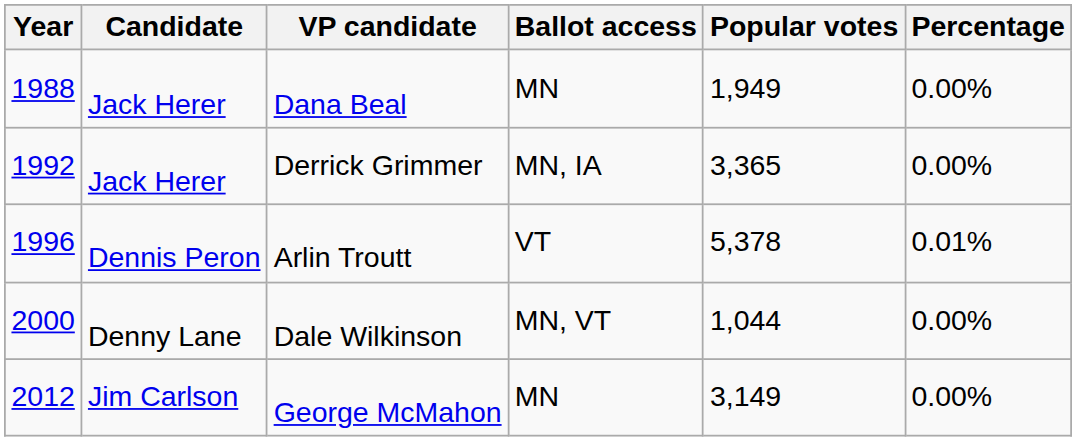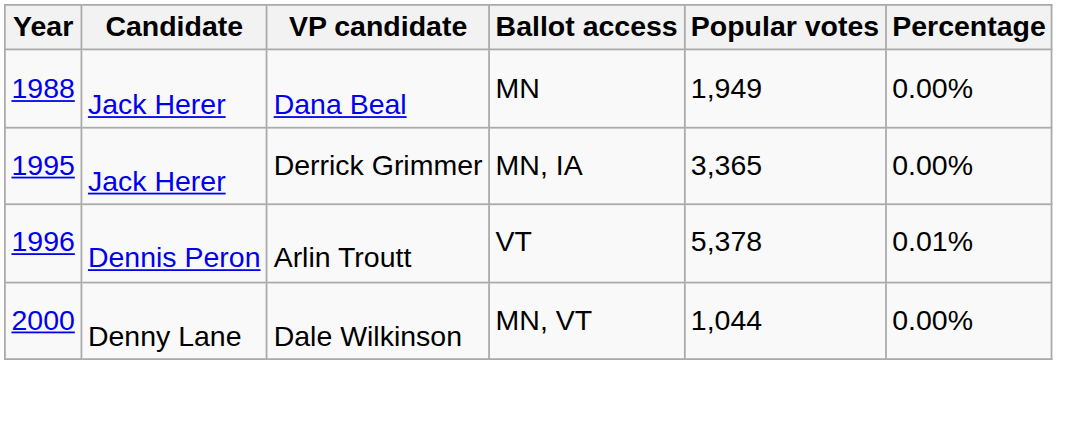(43, 165) 1992 -> (43, 165) 1995
- row: (388, 413)
